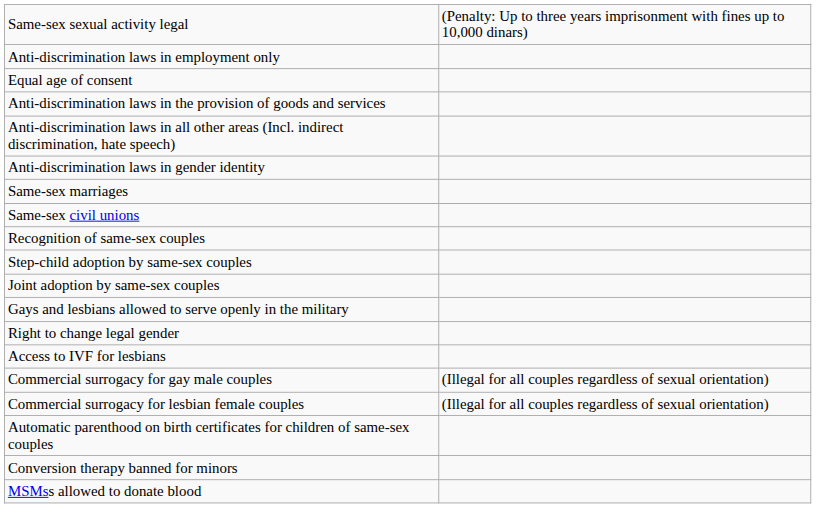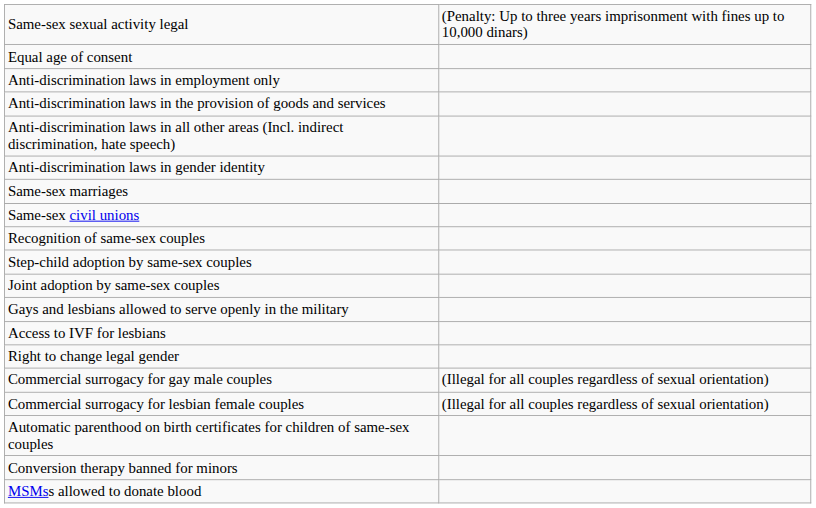rows swapped: (70, 80) <-> (144, 56)
rows swapped: (93, 332) <-> (87, 356)
